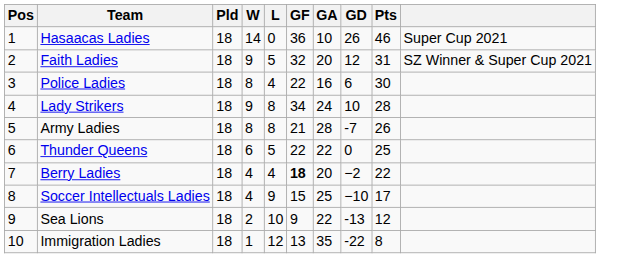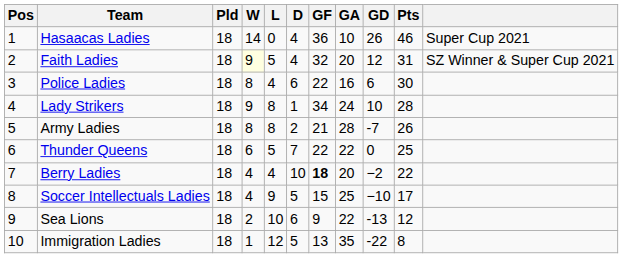+ column: (298, 15)
(249, 60) no background -> (249, 60) lightyellow background
